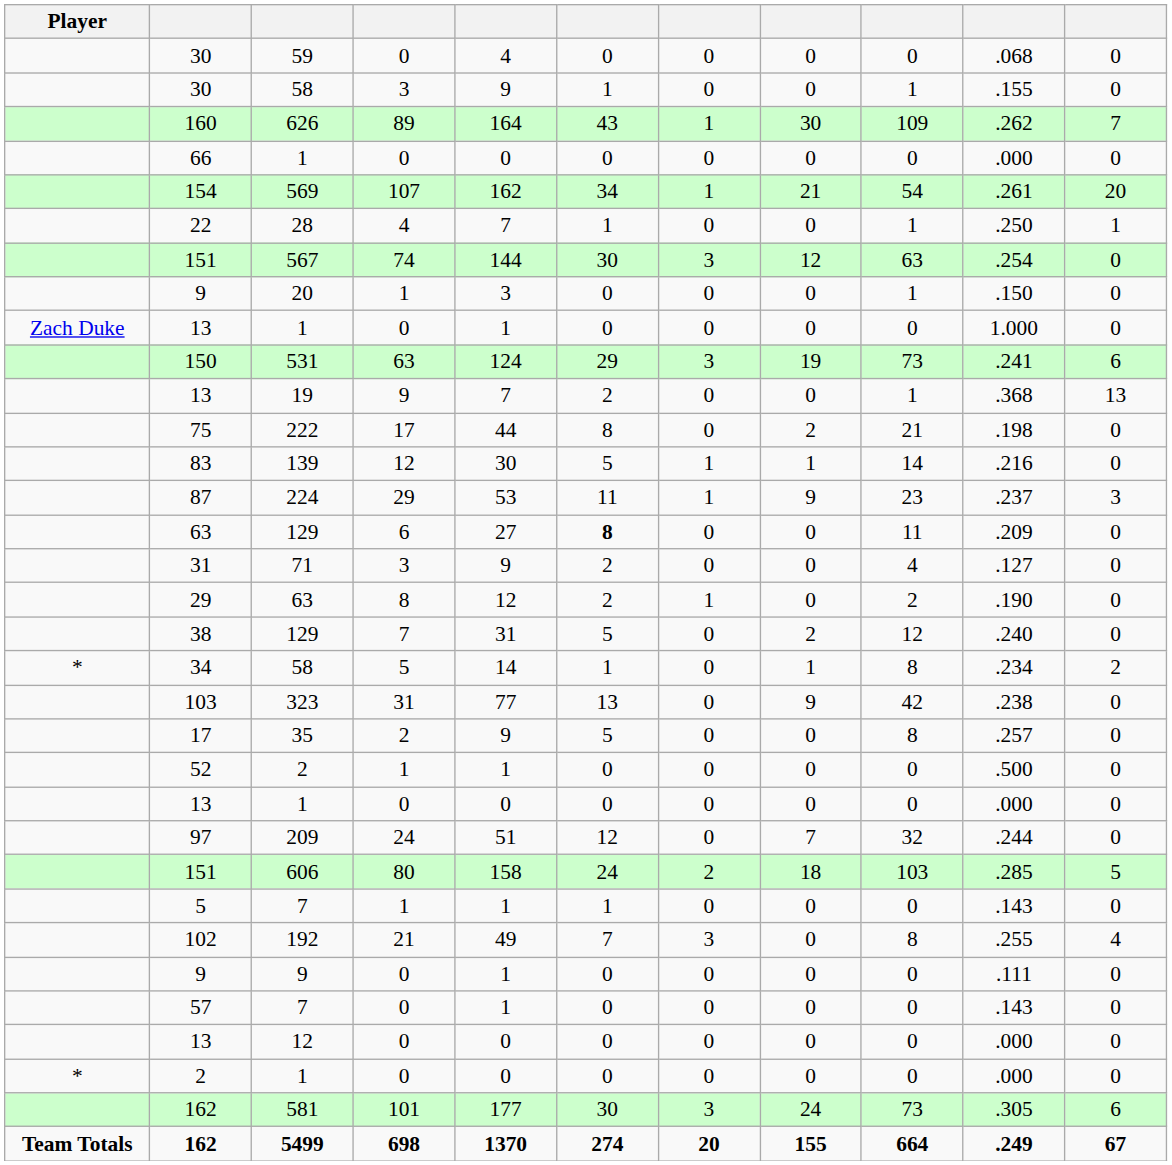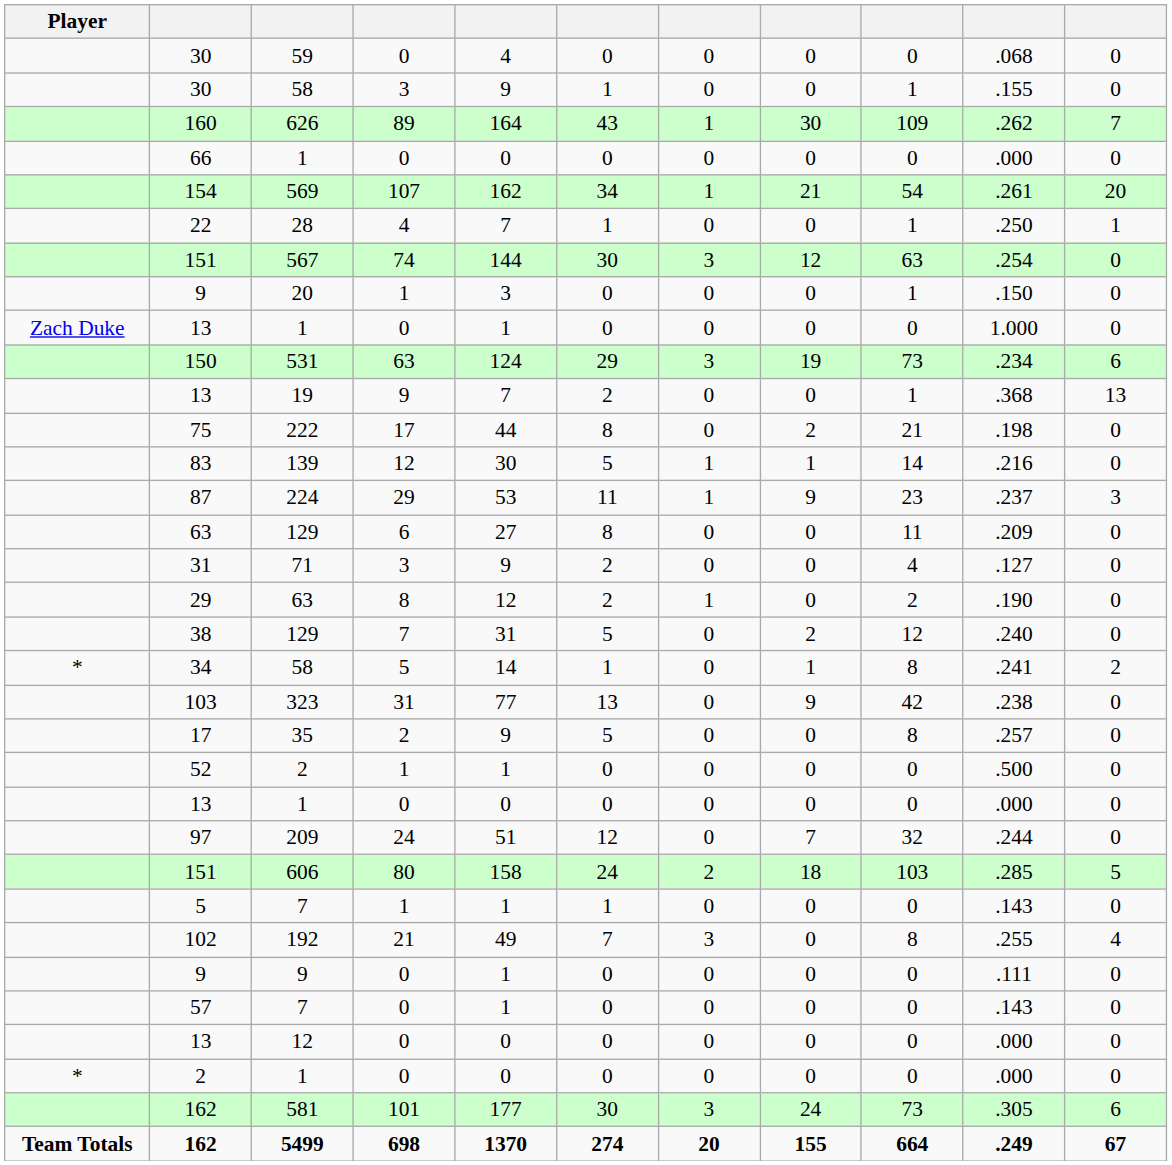(1014, 361) .241 -> (1014, 361) .234
(607, 531) bold -> (607, 531) normal
(1014, 667) .234 -> (1014, 667) .241
